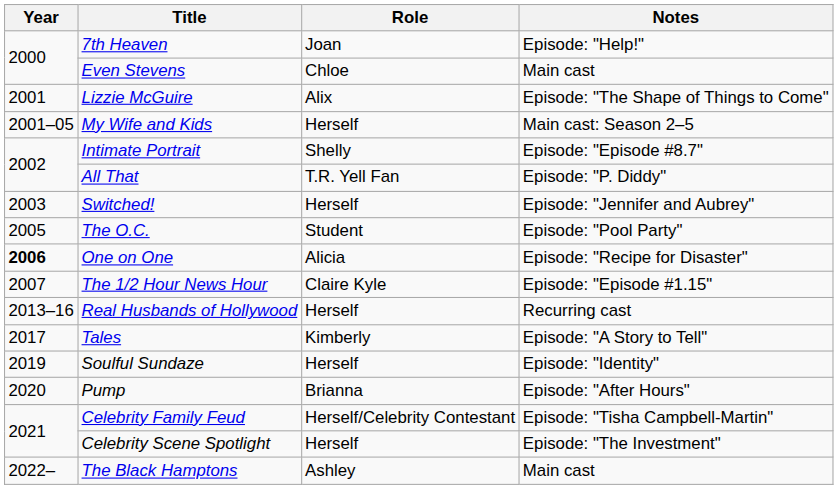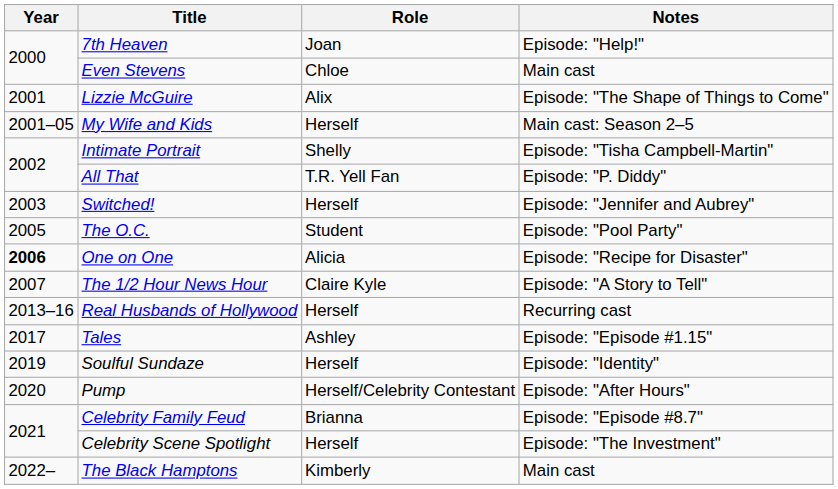(613, 151) Episode: "Episode #8.7" -> (648, 151) Episode: "Tisha Campbell-Martin"
(618, 284) Episode: "Episode #1.15" -> (615, 284) Episode: "A Story to Tell"
(338, 337) Kimberly -> (330, 337) Ashley
(615, 337) Episode: "A Story to Tell" -> (618, 337) Episode: "Episode #1.15"
(334, 390) Brianna -> (410, 390) Herself/Celebrity Contestant
(410, 417) Herself/Celebrity Contestant -> (334, 417) Brianna
(648, 417) Episode: "Tisha Campbell-Martin" -> (613, 417) Episode: "Episode #8.7"
(330, 470) Ashley -> (338, 470) Kimberly
